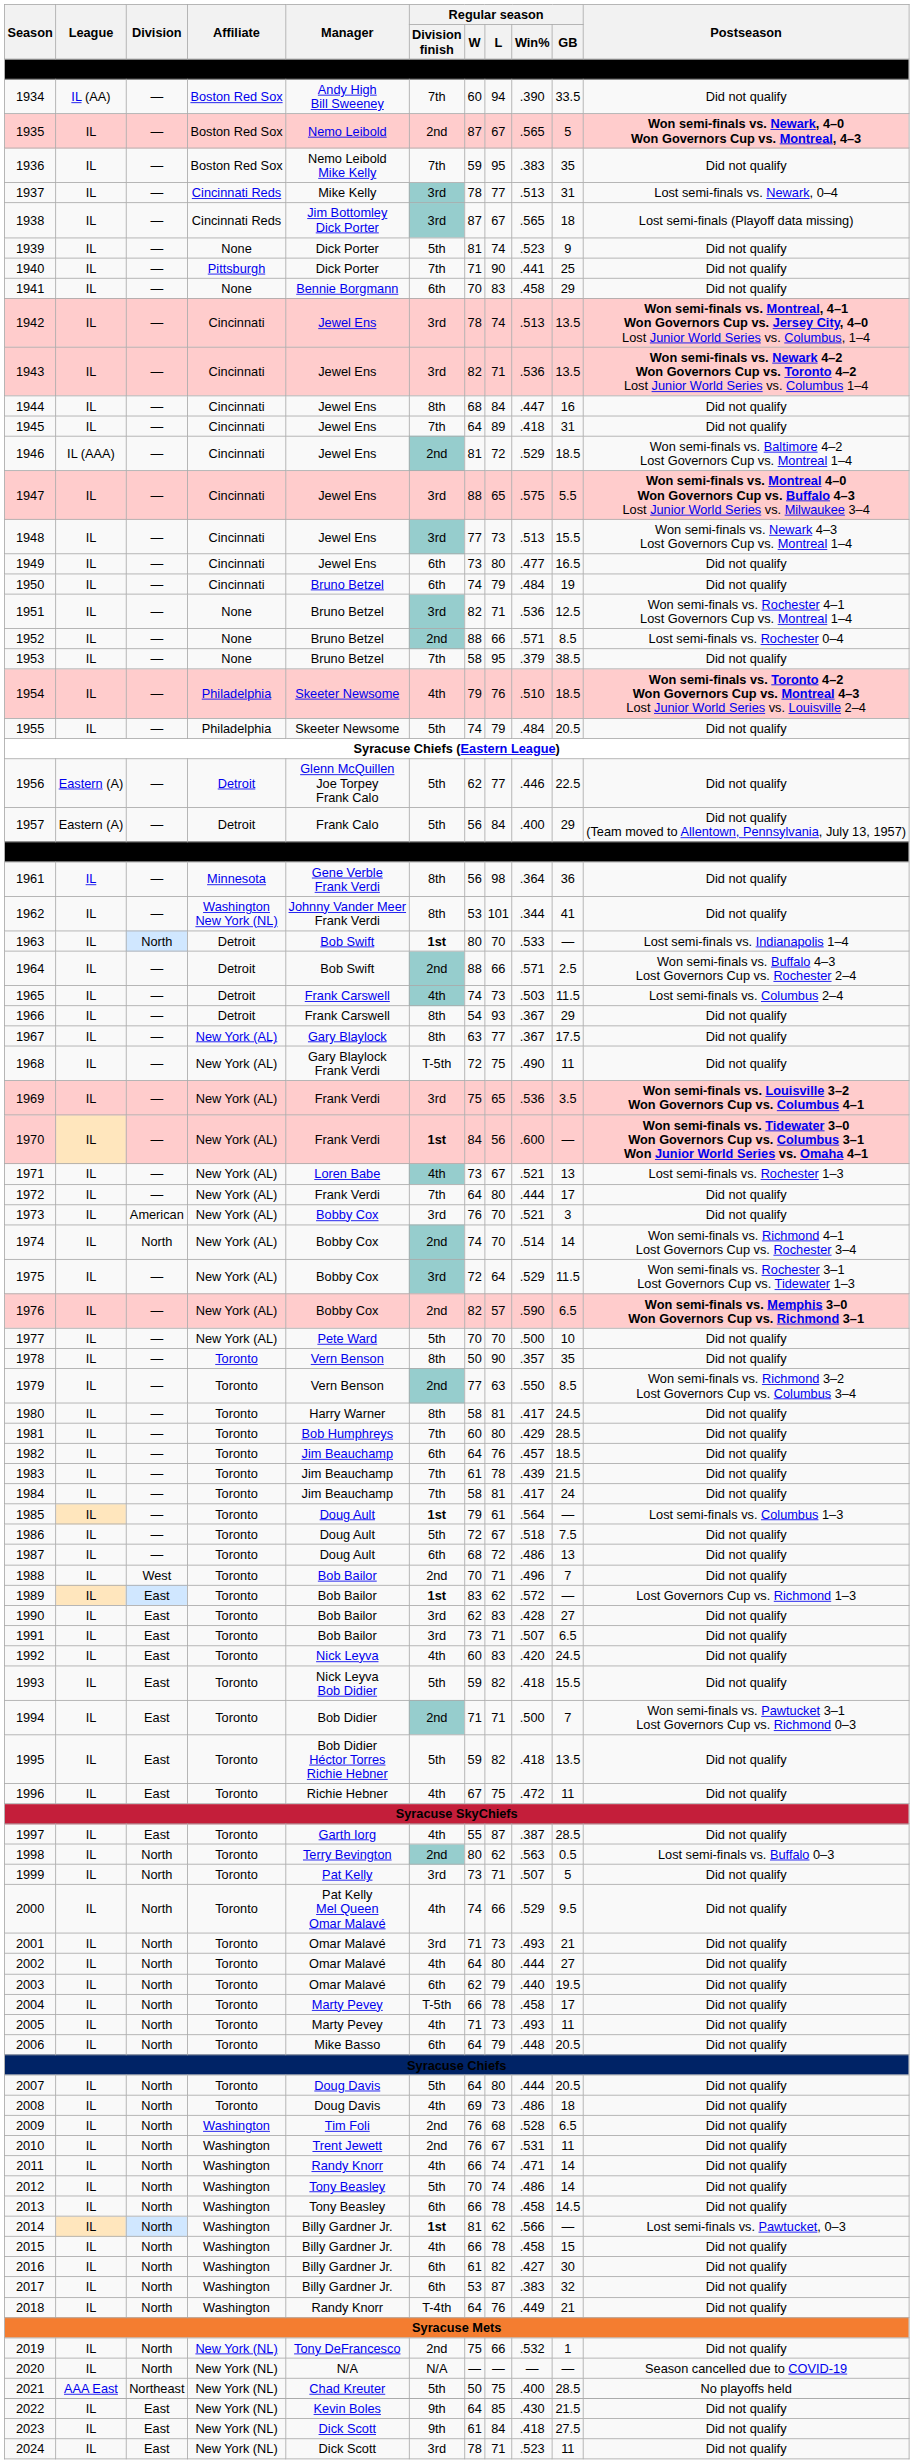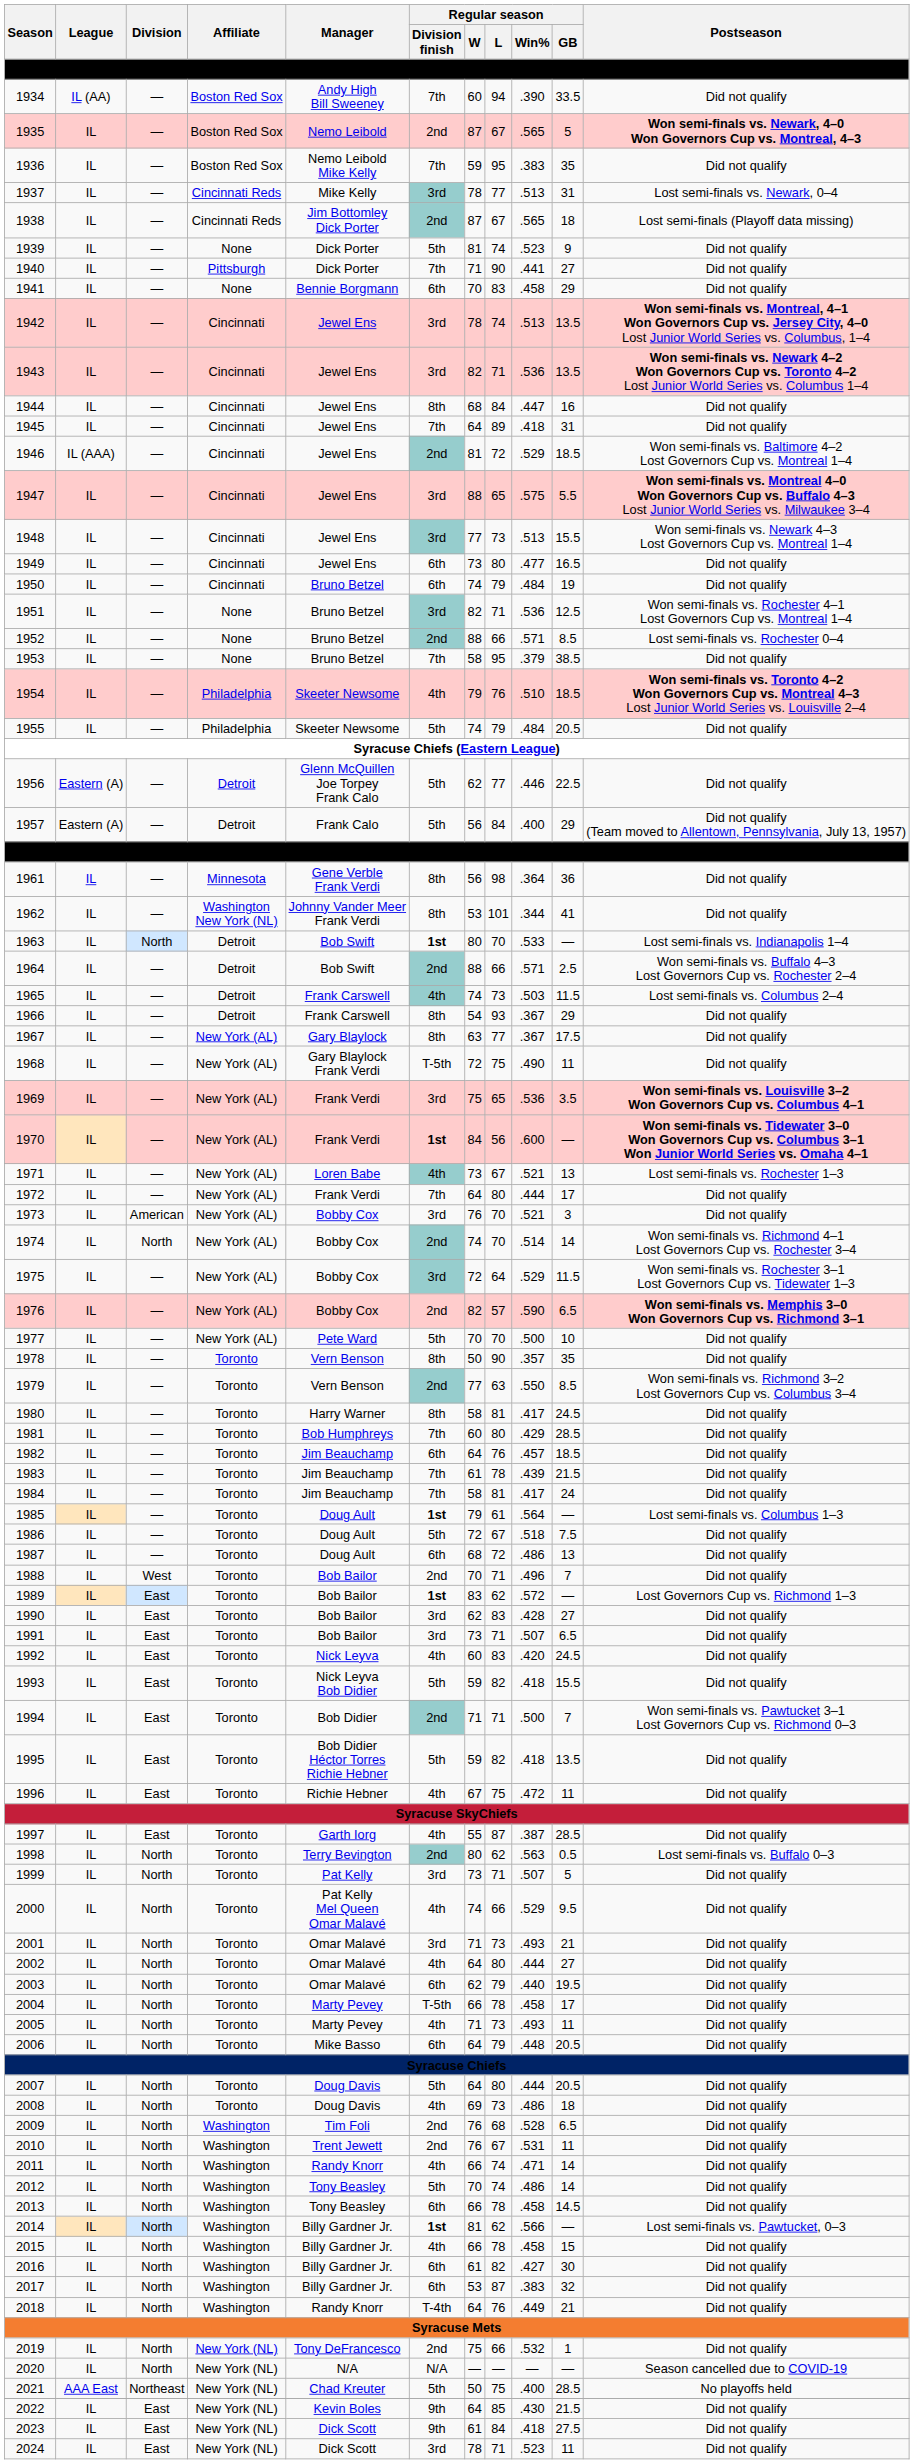(437, 220) 3rd -> (437, 220) 2nd
(568, 268) 25 -> (568, 268) 27
